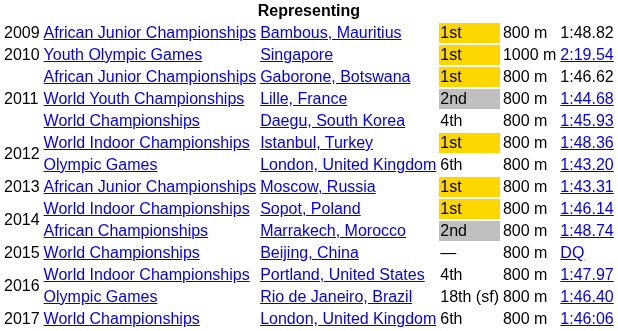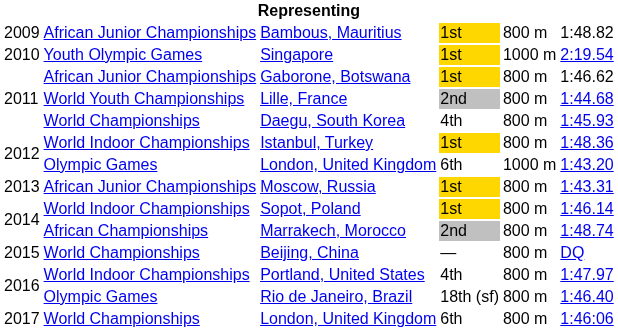(525, 164) 800 m -> (530, 164) 1000 m
